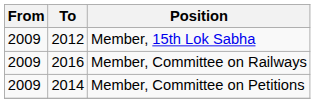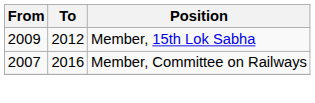(24, 62) 2009 -> (24, 62) 2007
- row: (198, 86)
